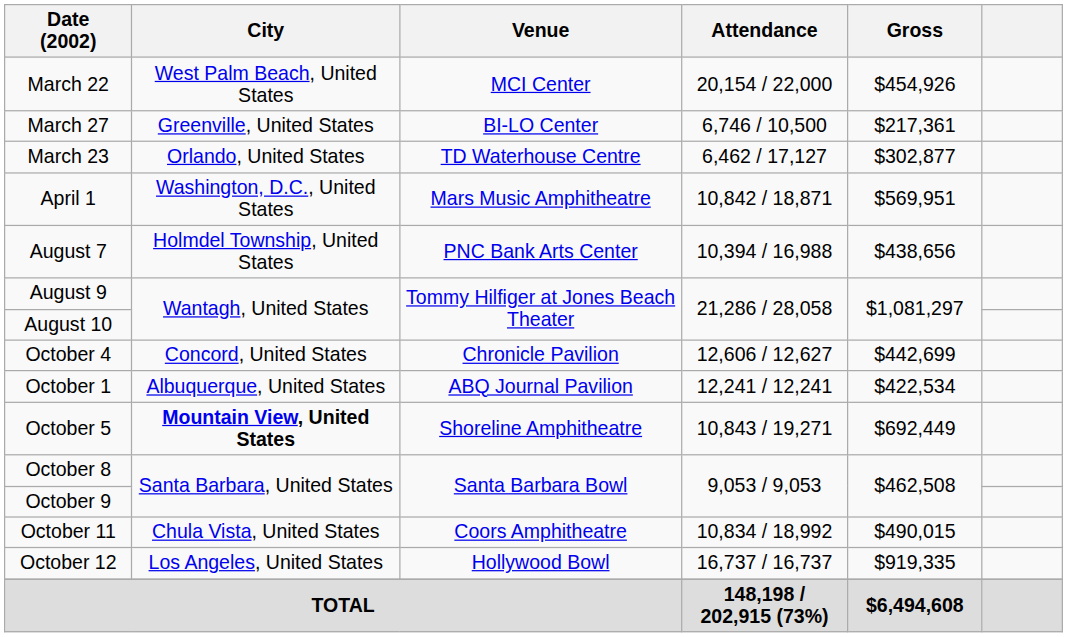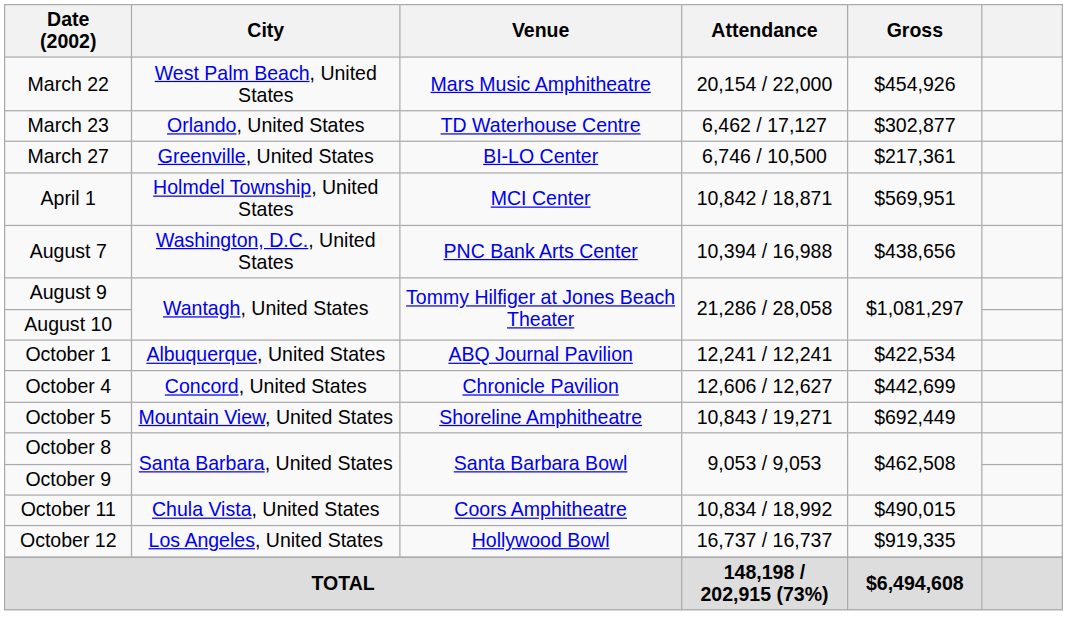(541, 83) MCI Center -> (541, 83) Mars Music Amphitheatre
rows swapped: (68, 156) <-> (68, 125)
(266, 198) Washington, D.C., United States -> (266, 198) Holmdel Township, United States
(541, 198) Mars Music Amphitheatre -> (541, 198) MCI Center
(266, 251) Holmdel Township, United States -> (266, 251) Washington, D.C., United States
rows swapped: (68, 386) <-> (68, 355)
(266, 428) bold -> (266, 417) normal
